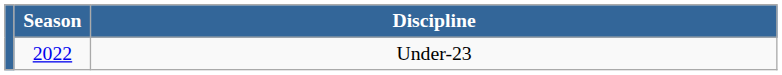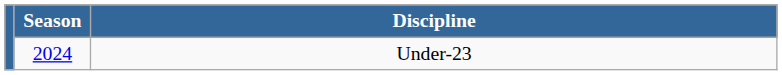(52, 53) 2022 -> (52, 53) 2024
